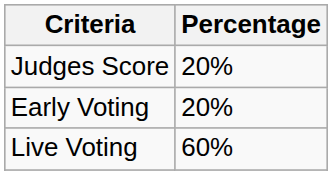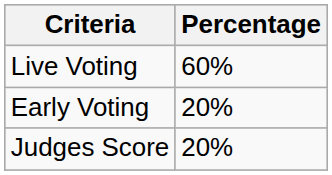rows swapped: (90, 66) <-> (74, 148)
